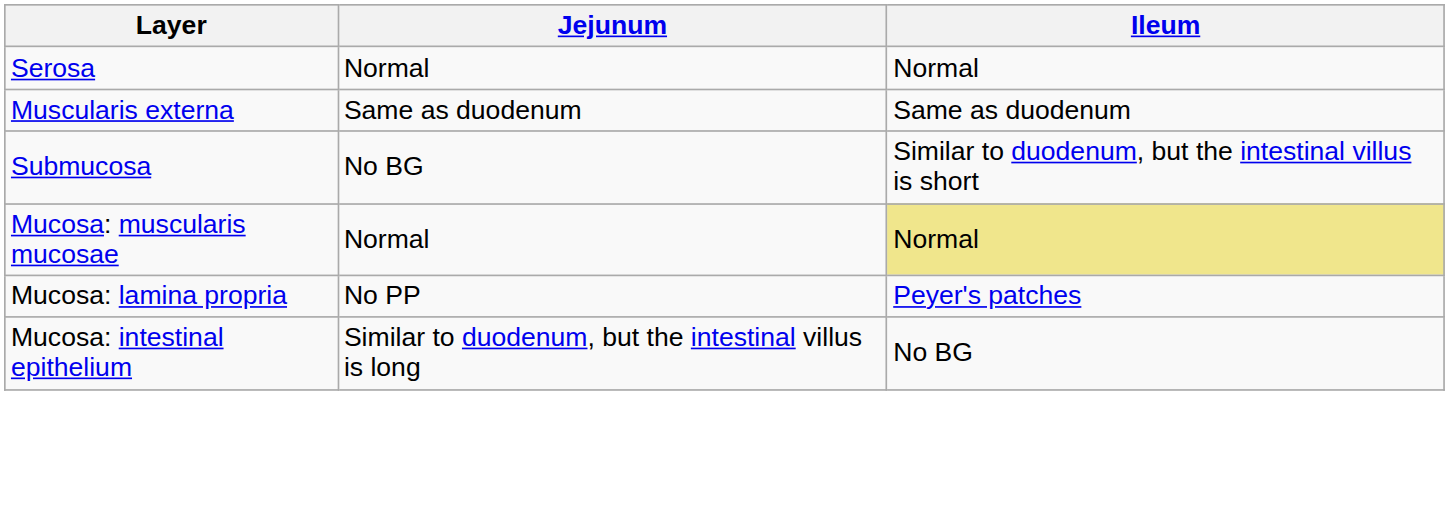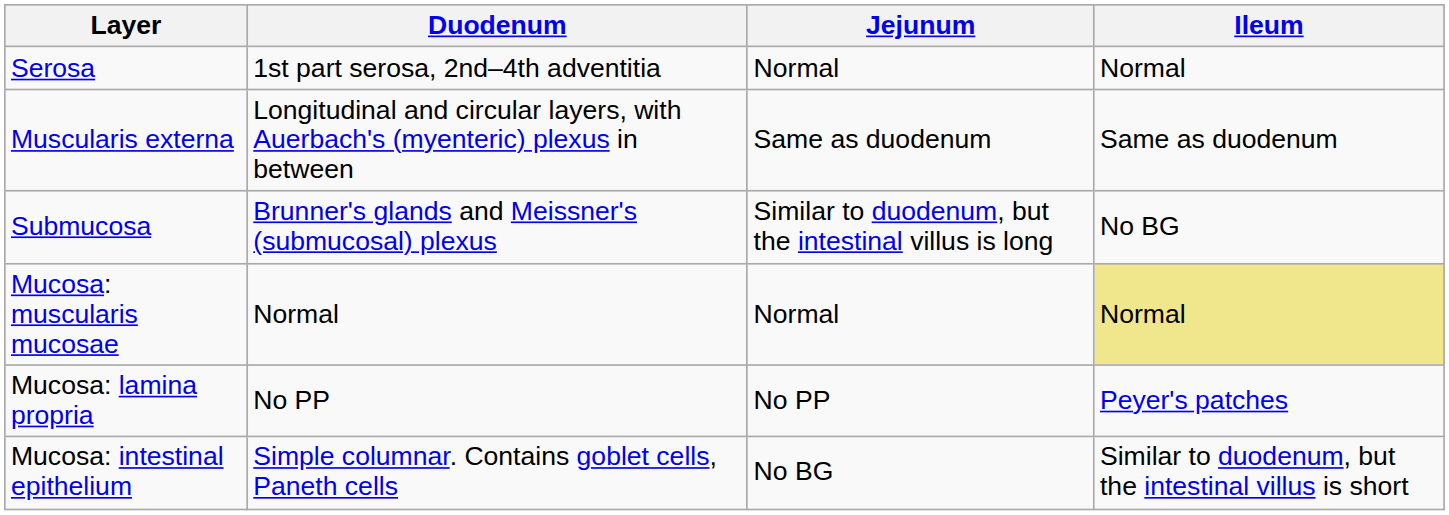+ column: (497, 25)
(384, 166) No BG -> (903, 226) Similar to duodenum, but the intestinal villus is long
(1152, 166) Similar to duodenum, but the intestinal villus is short -> (1140, 226) No BG
(603, 352) Similar to duodenum, but the intestinal villus is long -> (793, 472) No BG
(933, 352) No BG -> (1254, 472) Similar to duodenum, but the intestinal villus is short
